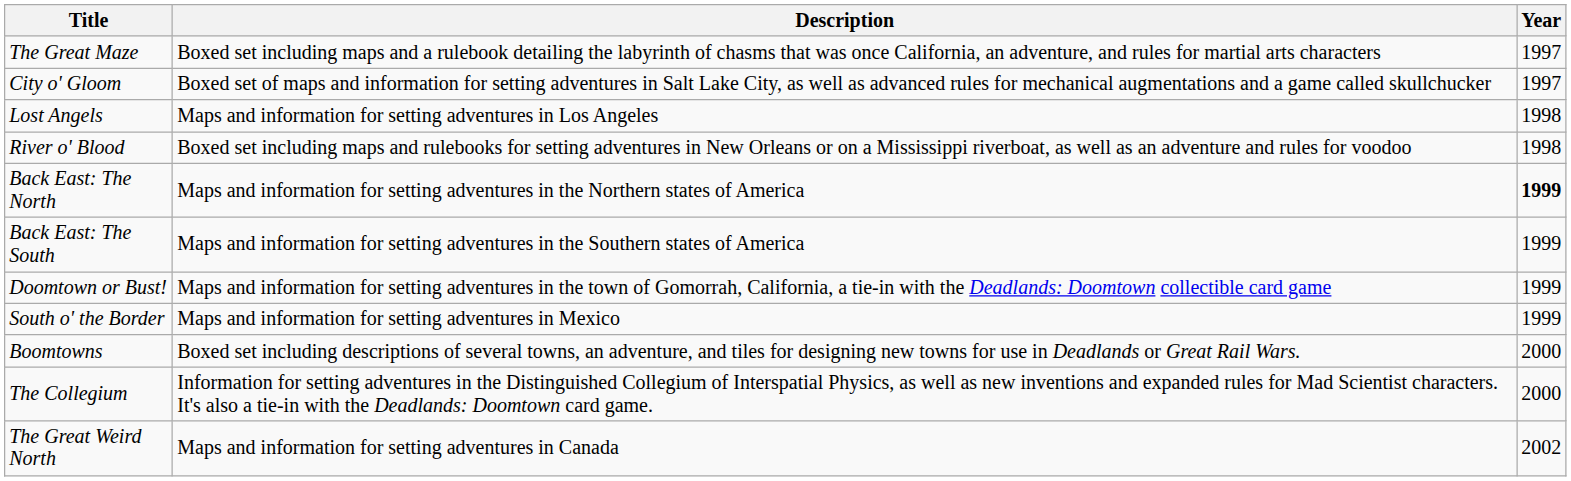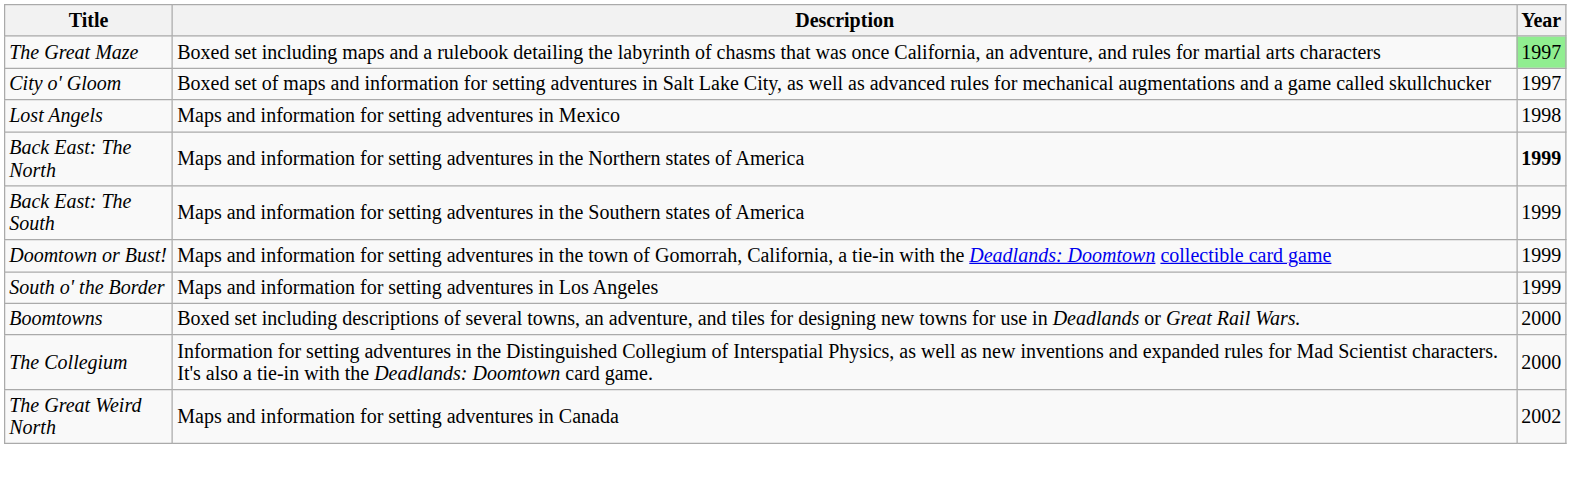(1541, 52) no background -> (1541, 52) lightgreen background
(418, 115) Maps and information for setting adventures in Los Angeles -> (399, 115) Maps and information for setting adventures in Mexico
- row: (67, 147)
(399, 319) Maps and information for setting adventures in Mexico -> (418, 287) Maps and information for setting adventures in Los Angeles
